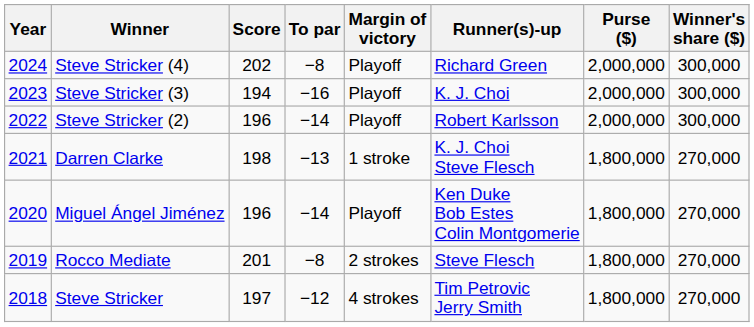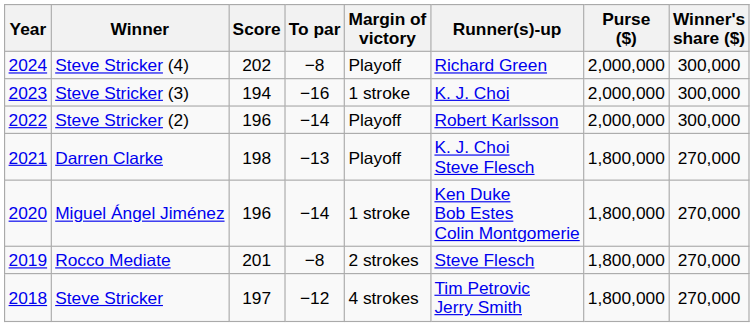(375, 93) Playoff -> (379, 93) 1 stroke
(379, 157) 1 stroke -> (375, 157) Playoff
(375, 214) Playoff -> (379, 214) 1 stroke
